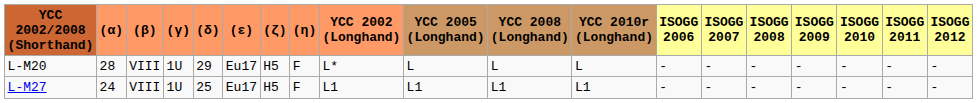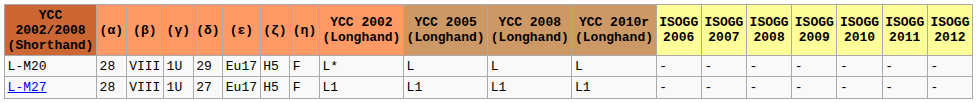(107, 87) 24 -> (107, 87) 28
(204, 87) 25 -> (204, 87) 27
